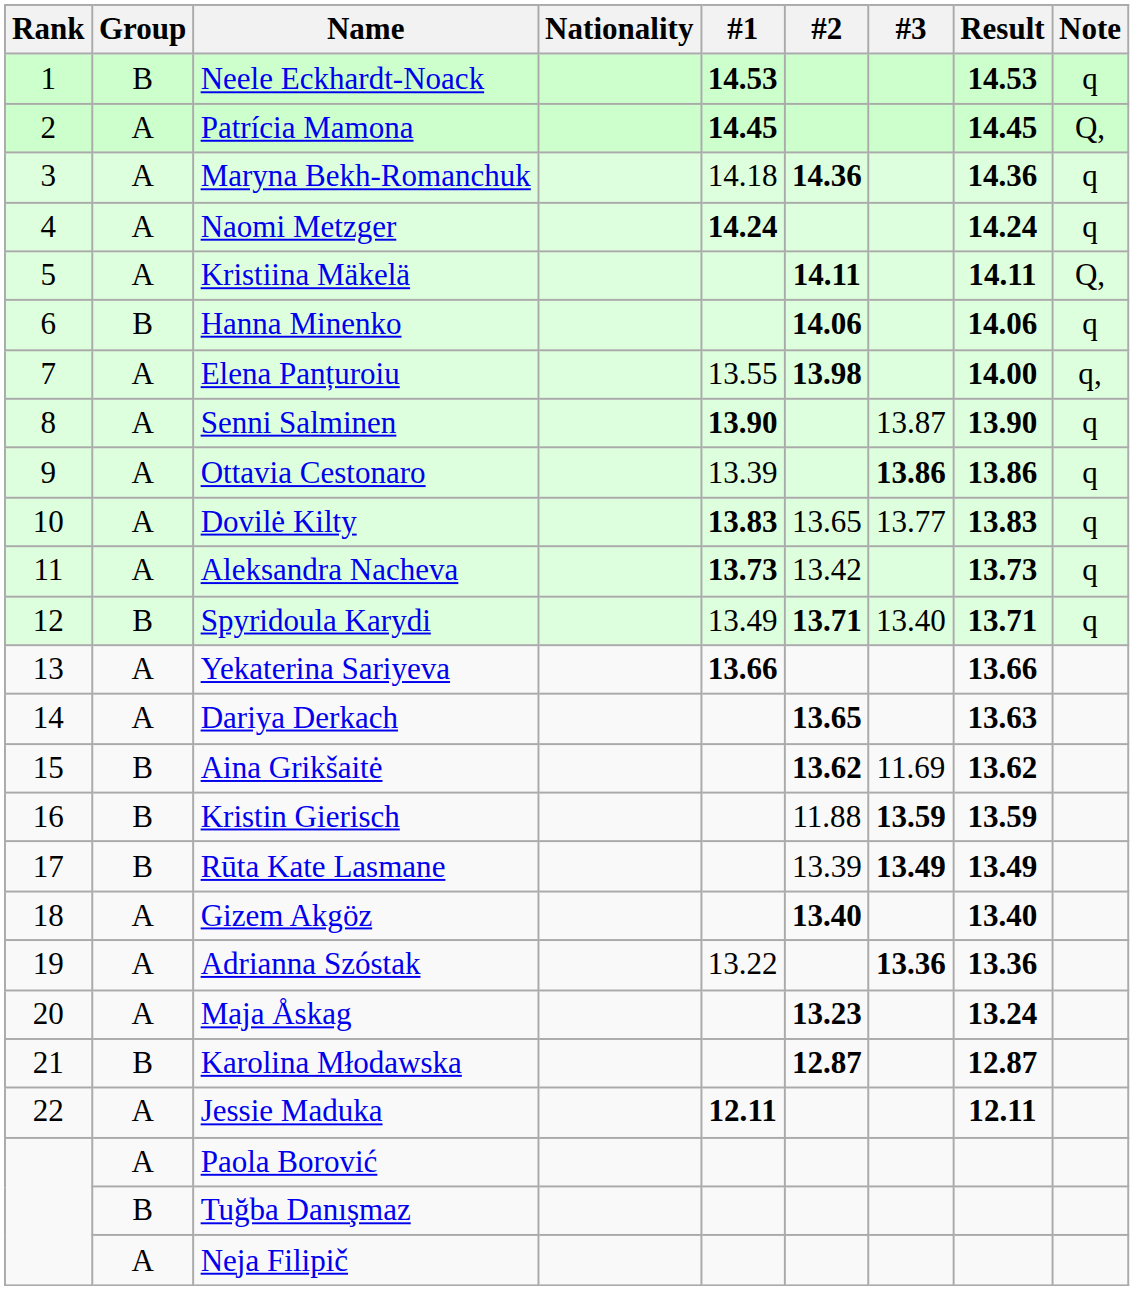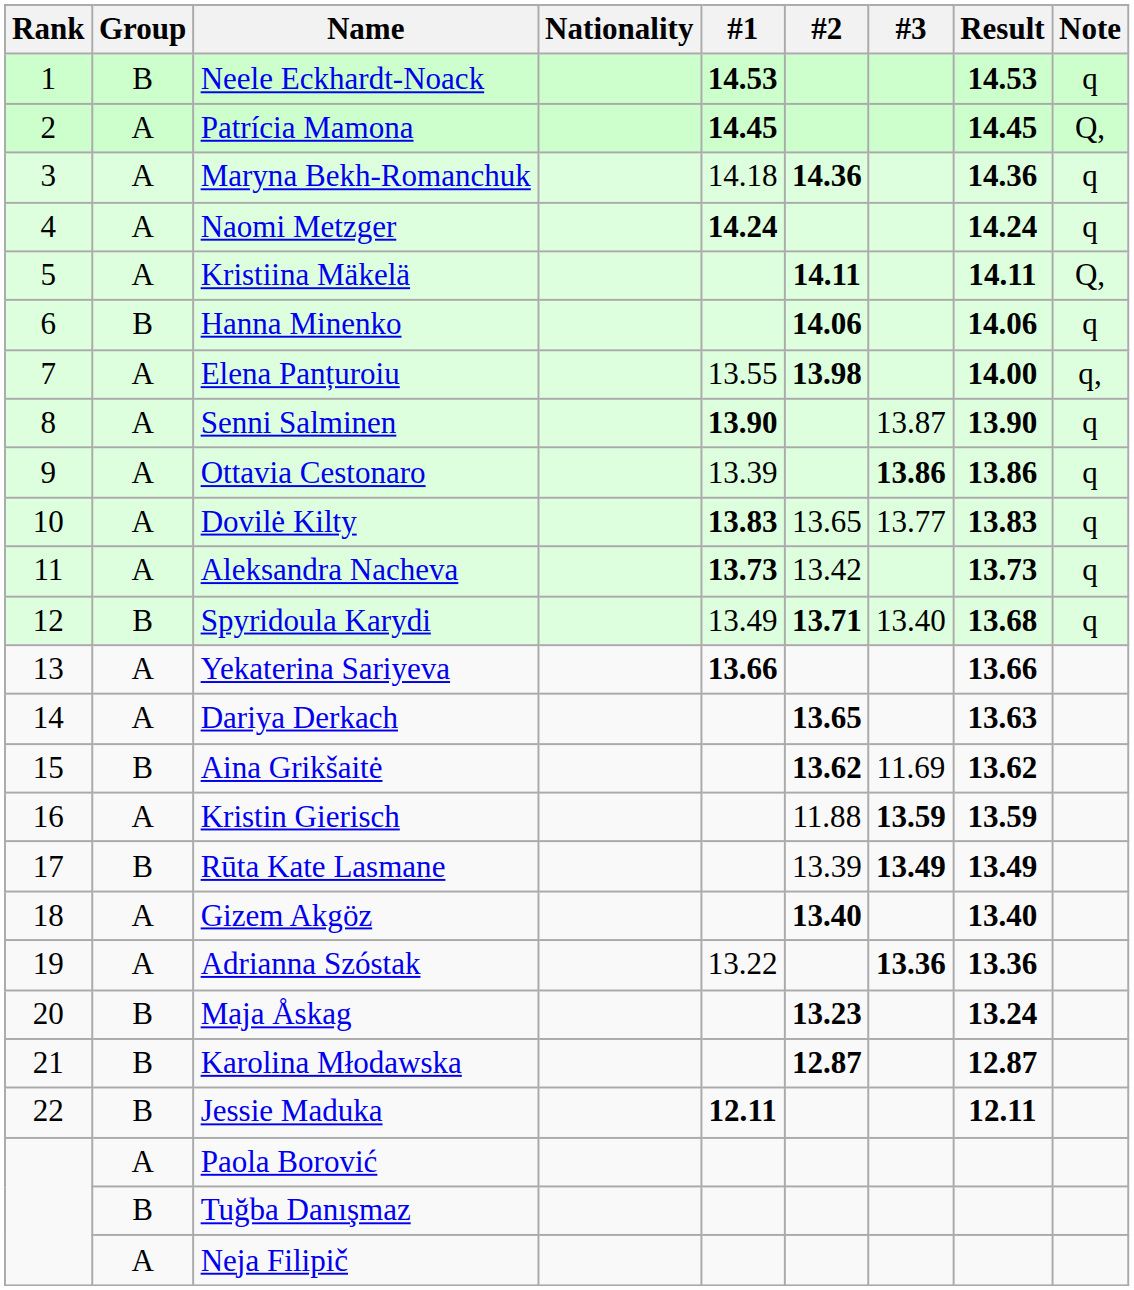(1002, 619) 13.71 -> (1002, 619) 13.68
(143, 816) B -> (143, 816) A
(143, 1013) A -> (143, 1013) B
(143, 1112) A -> (143, 1112) B
